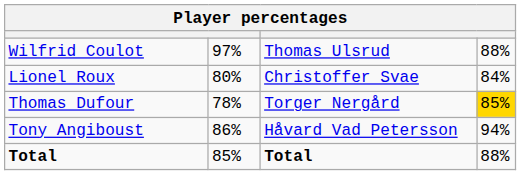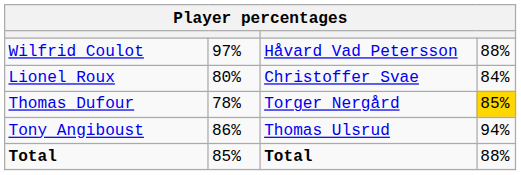(327, 52) Thomas Ulsrud -> (361, 52) Håvard Vad Petersson
(361, 131) Håvard Vad Petersson -> (327, 131) Thomas Ulsrud
